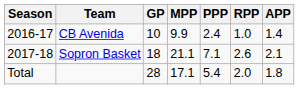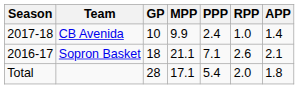(30, 34) 2016-17 -> (30, 34) 2017-18
(30, 53) 2017-18 -> (30, 53) 2016-17
